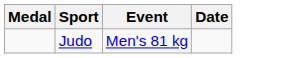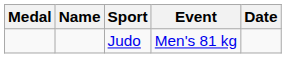+ column: (80, 17)
